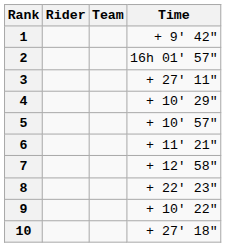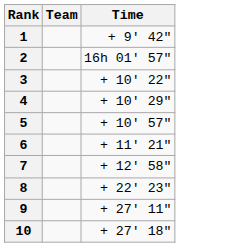- column: (66, 15)
(182, 80) + 27' 11" -> (136, 80) + 10' 22"
(182, 210) + 10' 22" -> (136, 210) + 27' 11"
